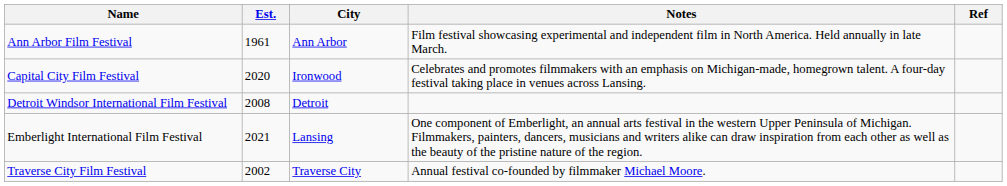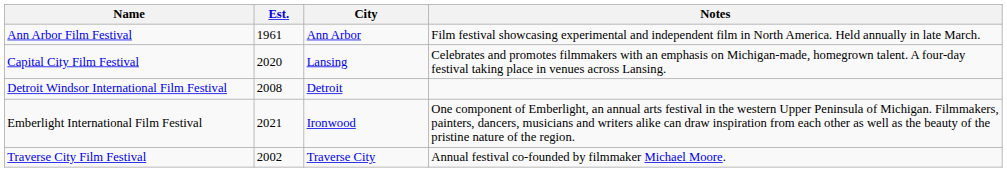- column: (978, 14)
(317, 75) Ironwood -> (327, 61) Lansing
(313, 137) Lansing -> (331, 123) Ironwood
